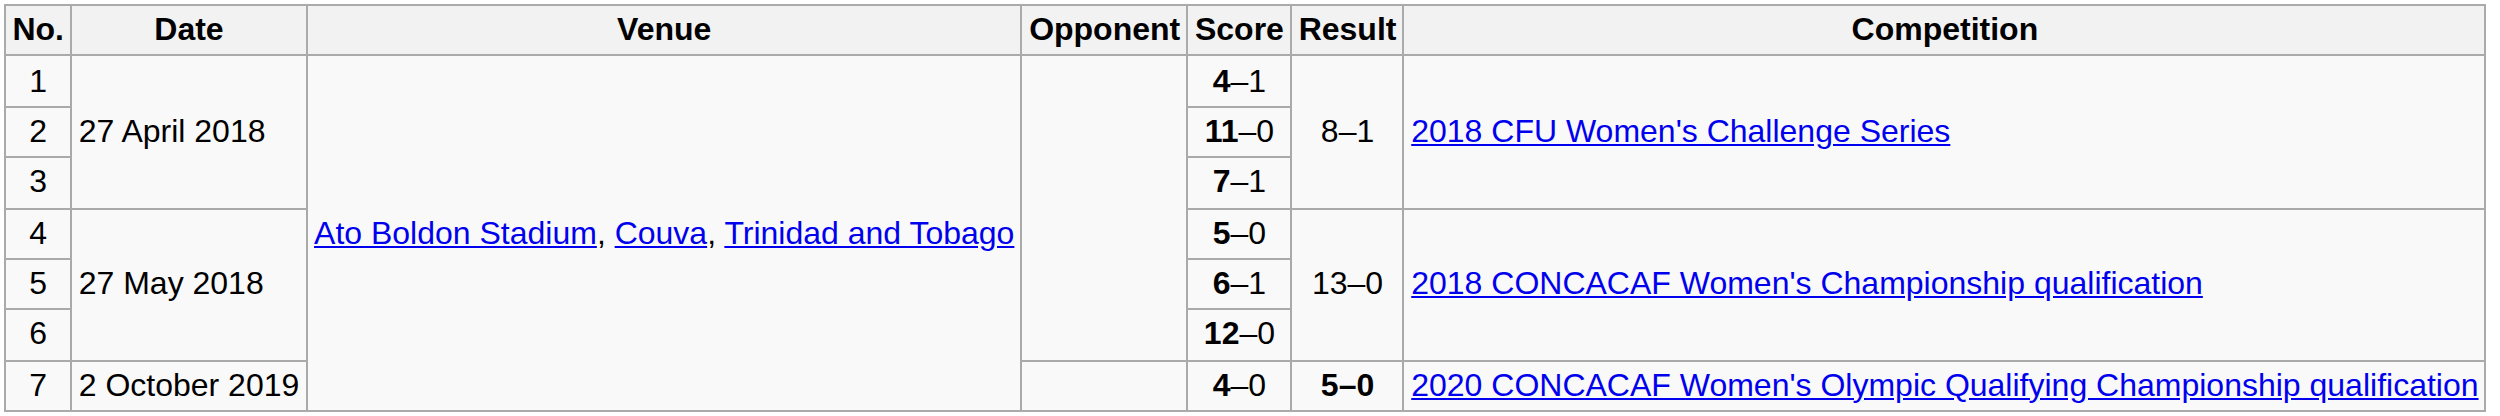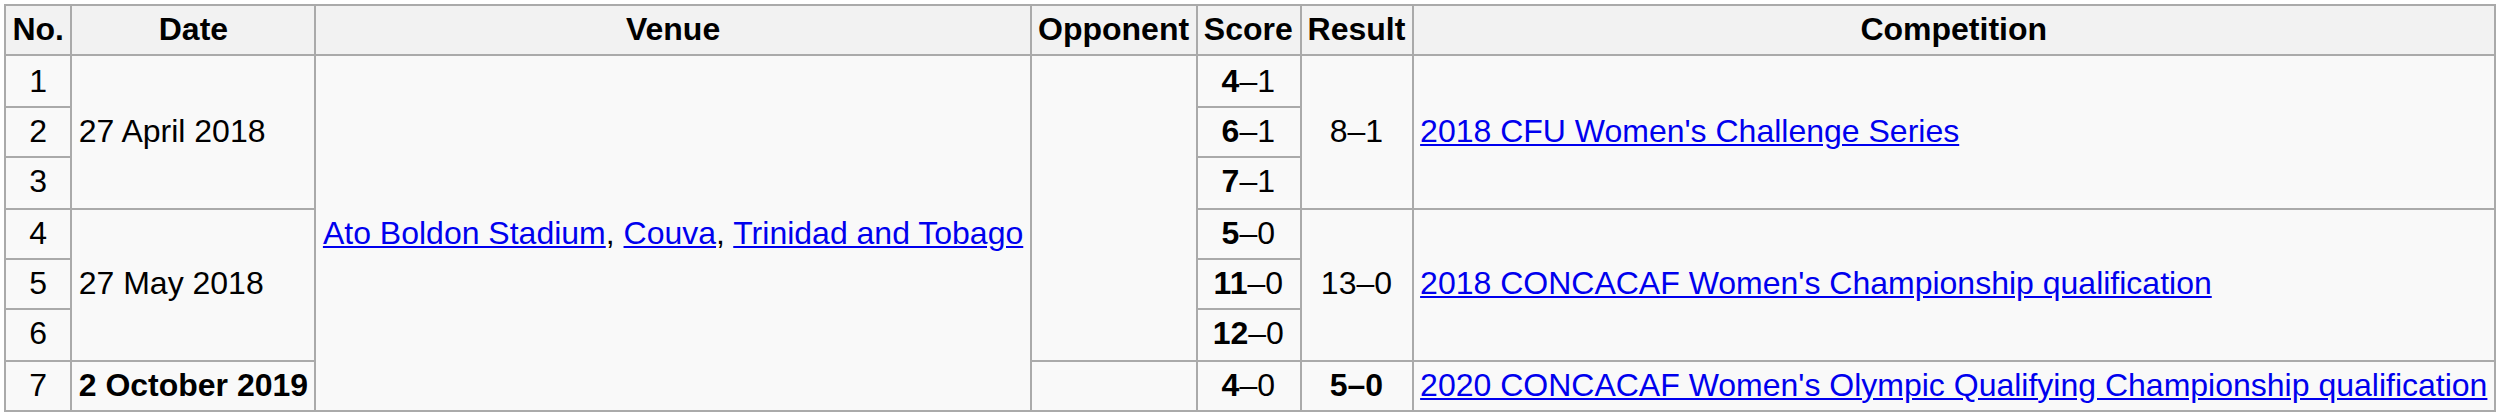(1239, 131) 11–0 -> (1248, 131) 6–1
(1239, 283) 6–1 -> (1248, 283) 11–0
(189, 385) normal -> (193, 385) bold
